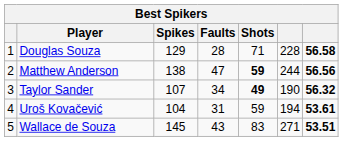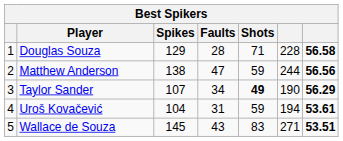(258, 71) bold -> (258, 71) normal
(320, 90) 56.32 -> (320, 90) 56.29
